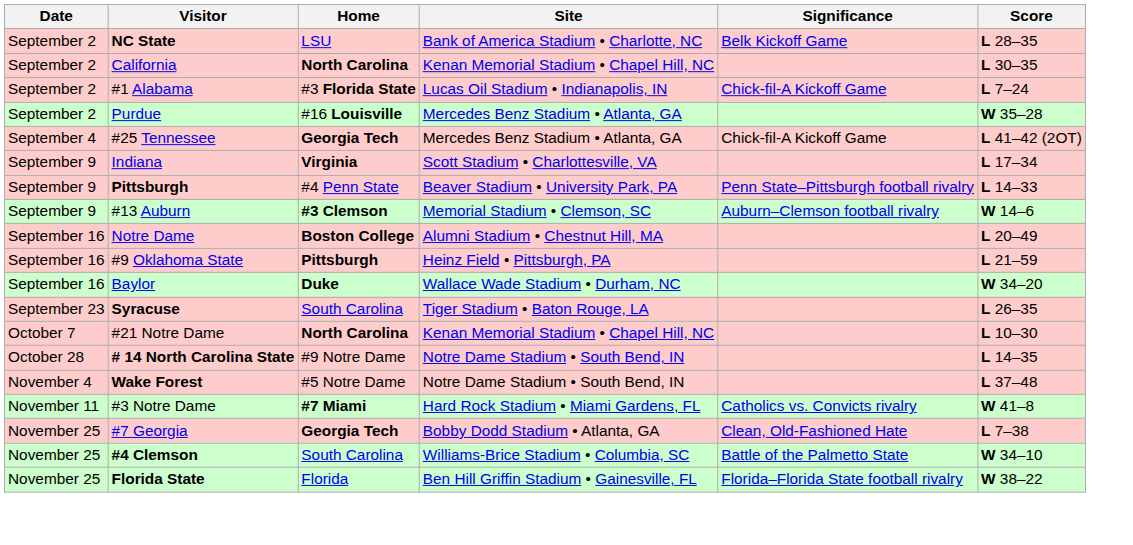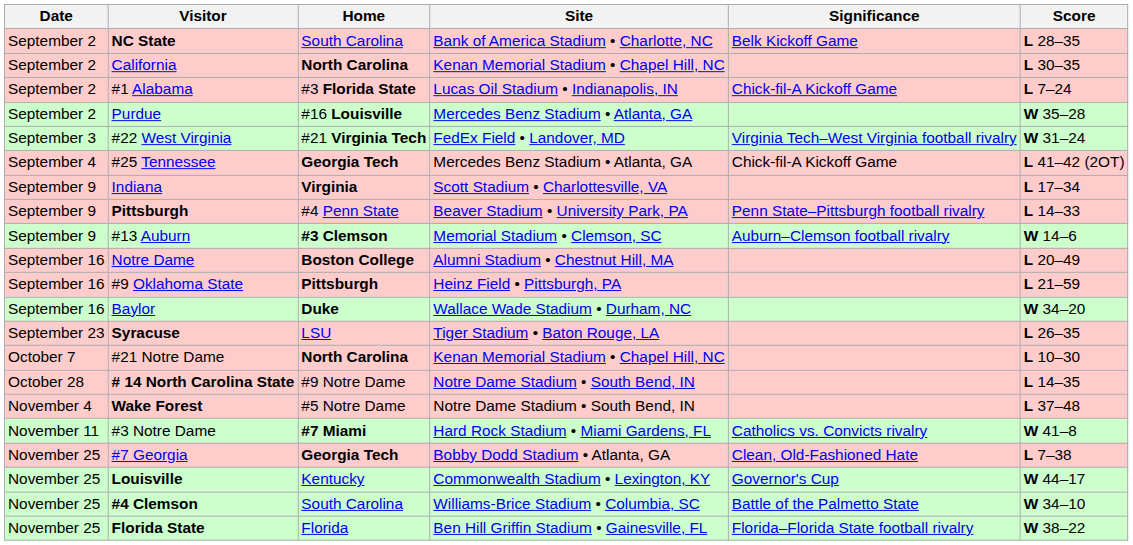(316, 41) LSU -> (352, 41) South Carolina
+ row: (172, 138)
(352, 308) South Carolina -> (316, 333) LSU
+ row: (147, 479)
